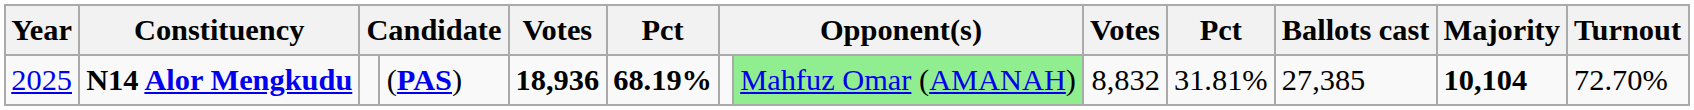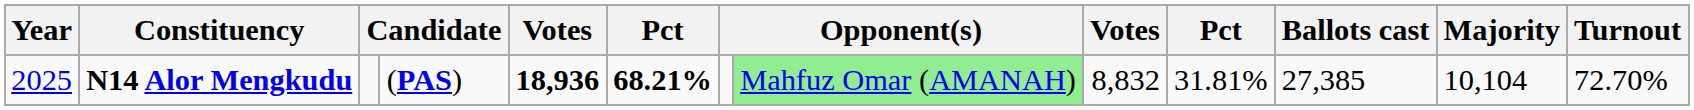(663, 79) 68.19% -> (663, 79) 68.21%
(1485, 79) bold -> (1485, 79) normal
